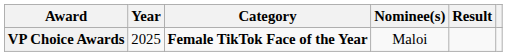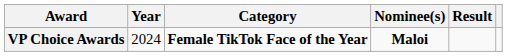(146, 39) 2025 -> (146, 39) 2024
(410, 39) normal -> (410, 39) bold
